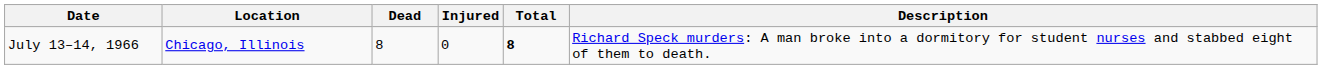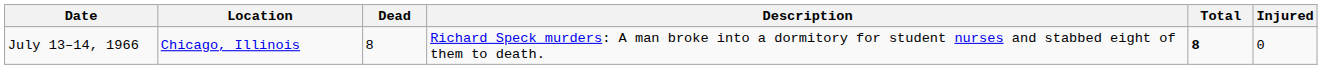columns swapped: (470, 16) <-> (943, 16)
